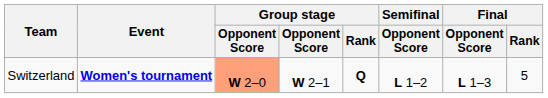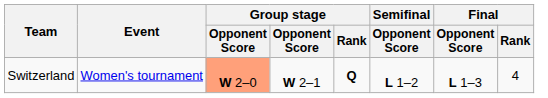(146, 76) bold -> (142, 76) normal
(524, 76) 5 -> (515, 76) 4
